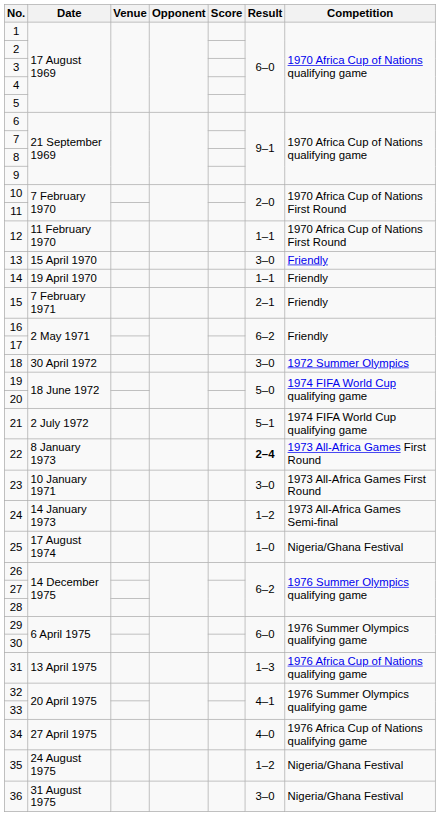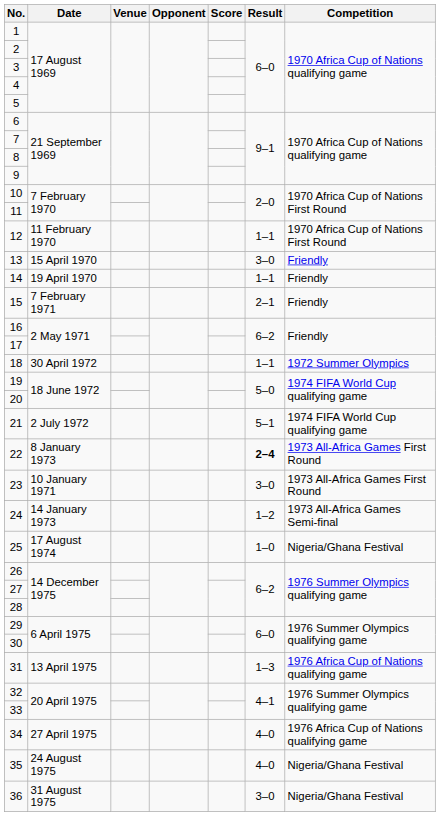(265, 363) 3–0 -> (265, 363) 1–1
(265, 765) 1–2 -> (265, 765) 4–0
